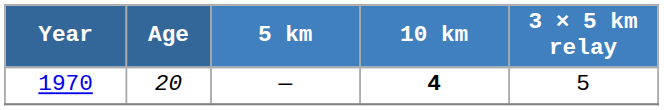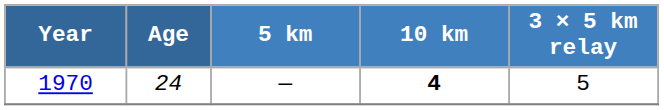(168, 86) 20 -> (168, 86) 24
